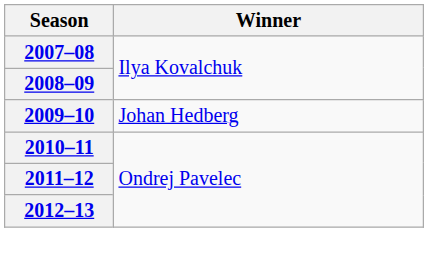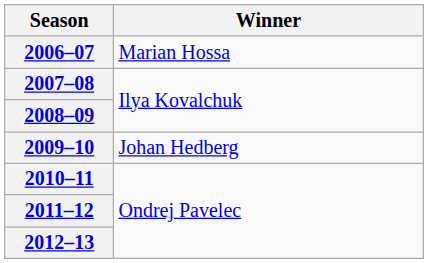+ row: (59, 52)
